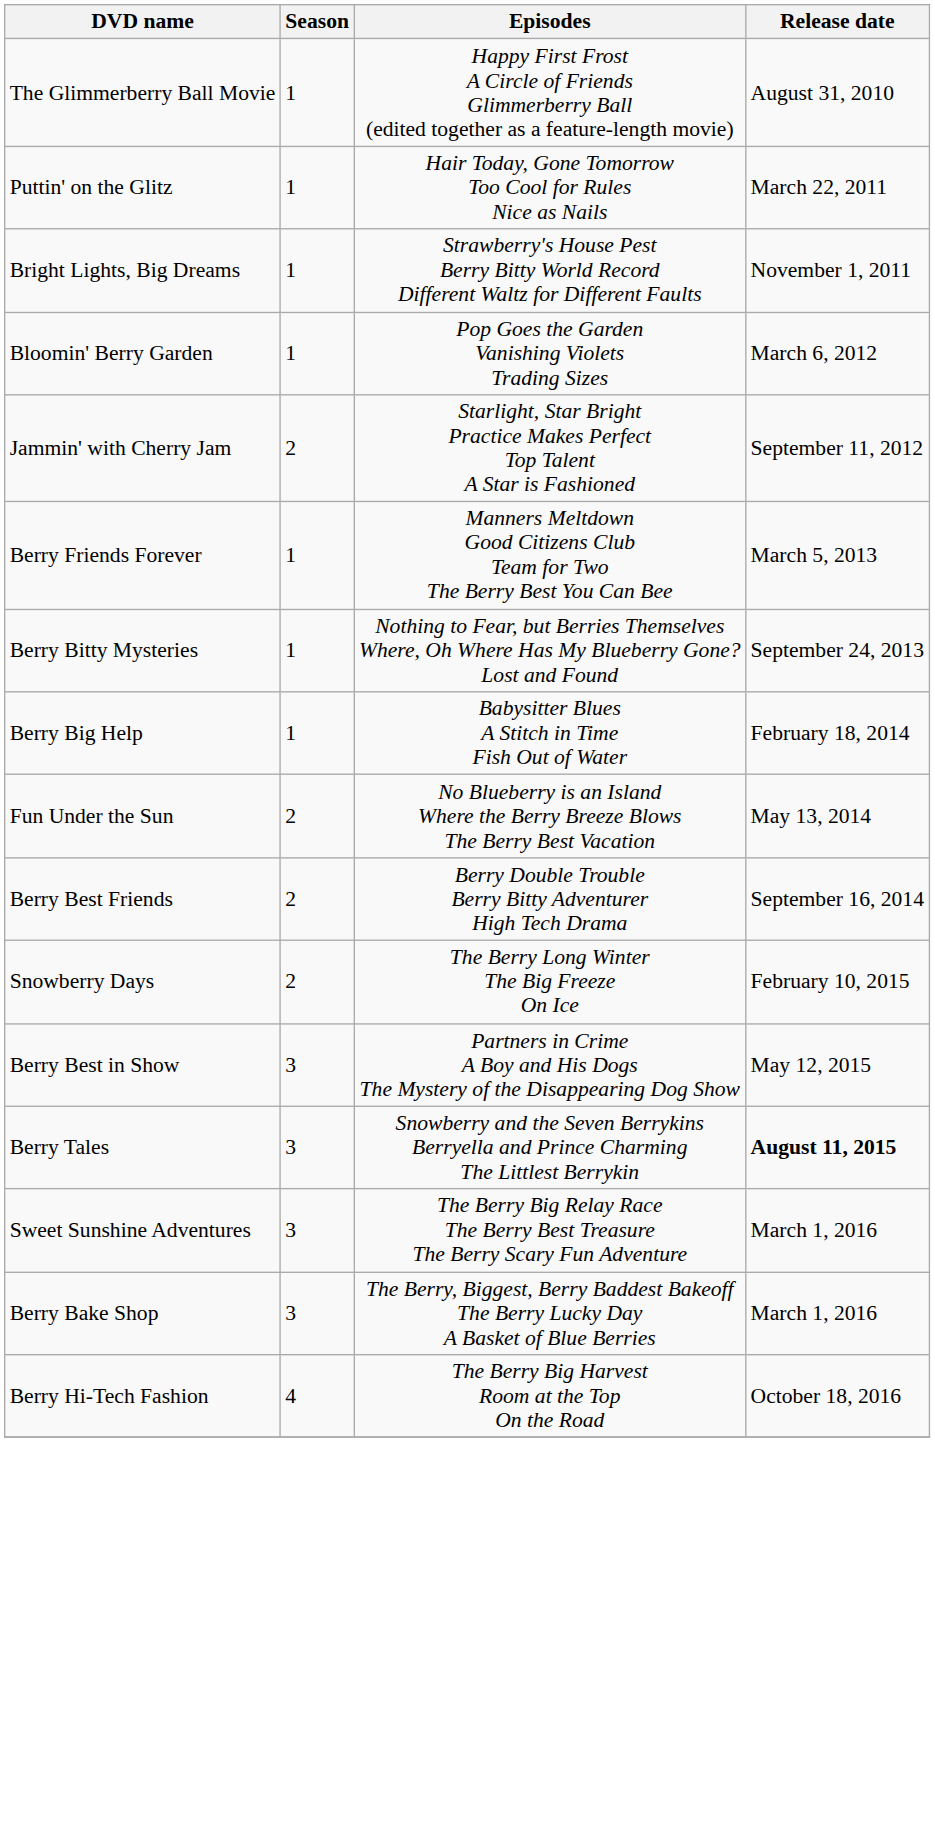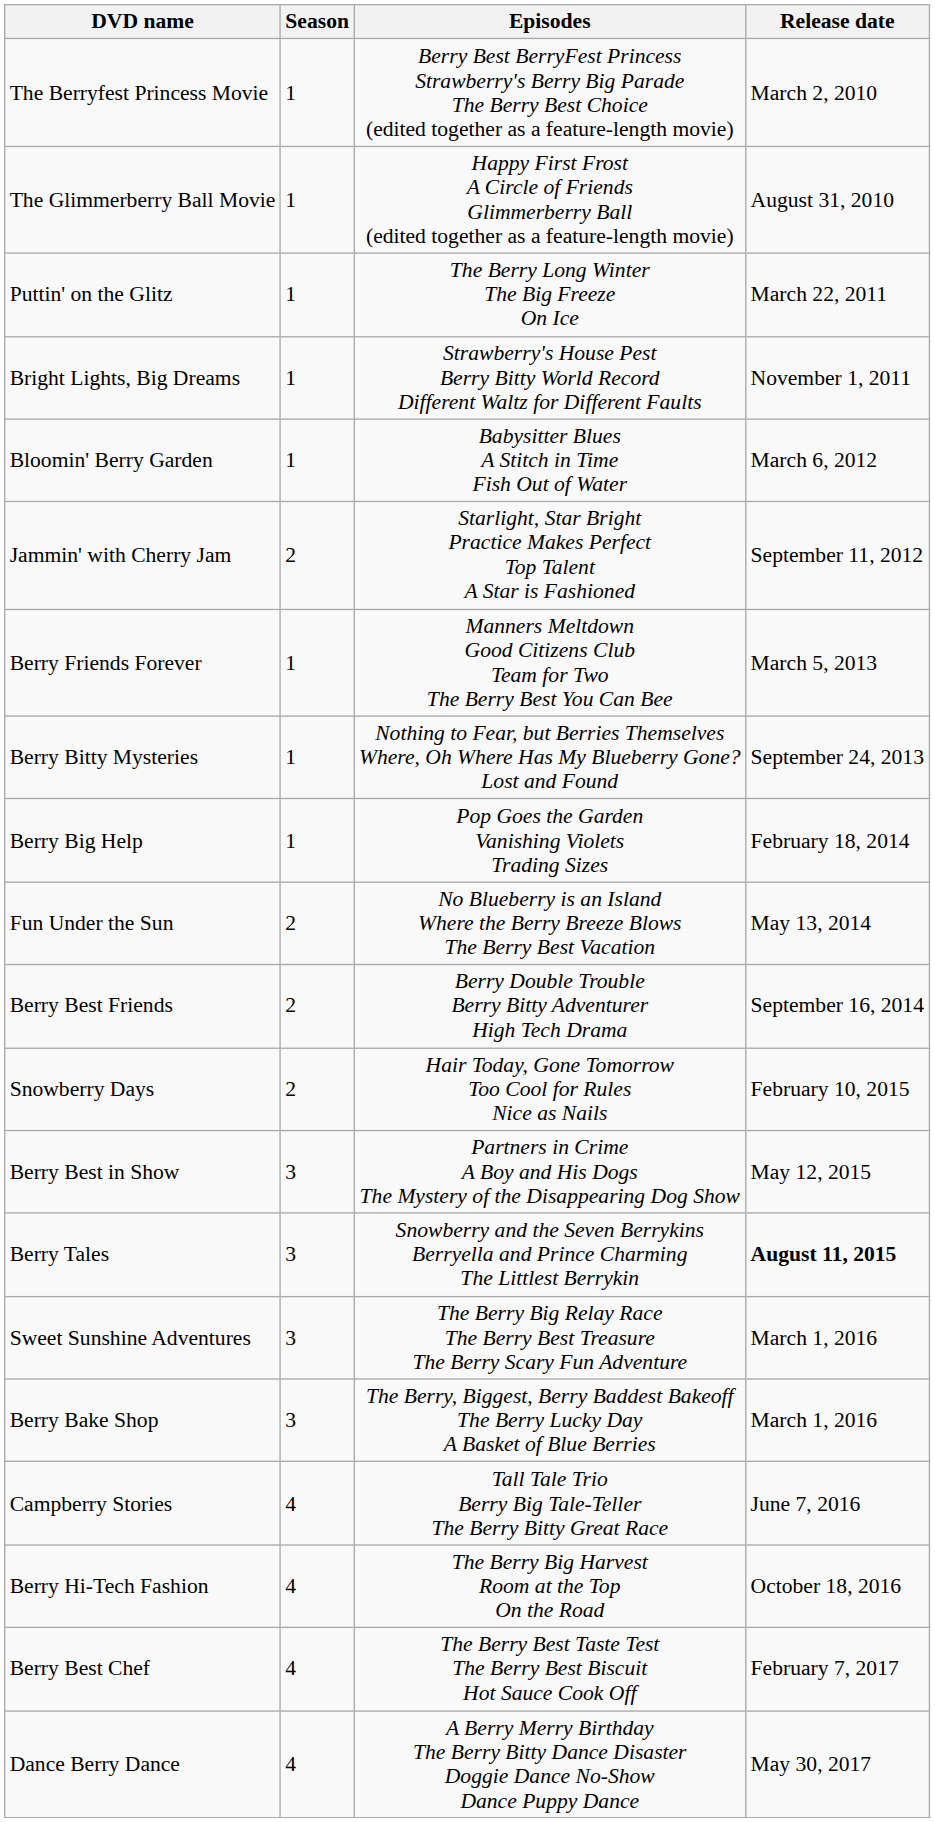+ row: (139, 92)
(550, 187) Hair Today, Gone Tomorrow Too Cool for Rules Nice as Nails -> (550, 294) The Berry Long Winter The Big Freeze On Ice
(550, 353) Pop Goes the Garden Vanishing Violets Trading Sizes -> (550, 460) Babysitter Blues A Stitch in Time Fish Out of Water
(550, 733) Babysitter Blues A Stitch in Time Fish Out of Water -> (550, 840) Pop Goes the Garden Vanishing Violets Trading Sizes
(550, 981) The Berry Long Winter The Big Freeze On Ice -> (550, 1088) Hair Today, Gone Tomorrow Too Cool for Rules Nice as Nails
+ row: (91, 1503)
+ row: (80, 1668)
+ row: (95, 1763)
